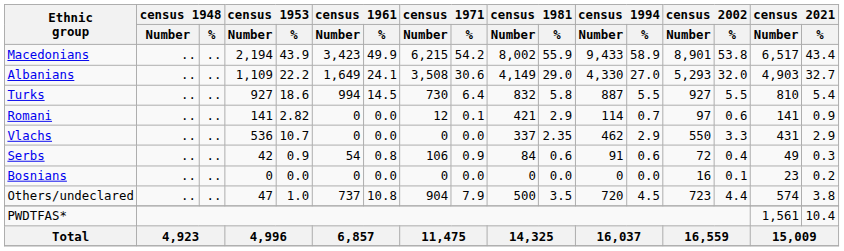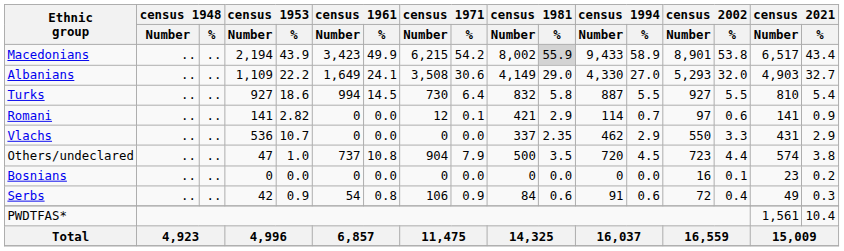(557, 55) no background -> (557, 55) lightgrey background
rows swapped: (26, 155) <-> (71, 196)
